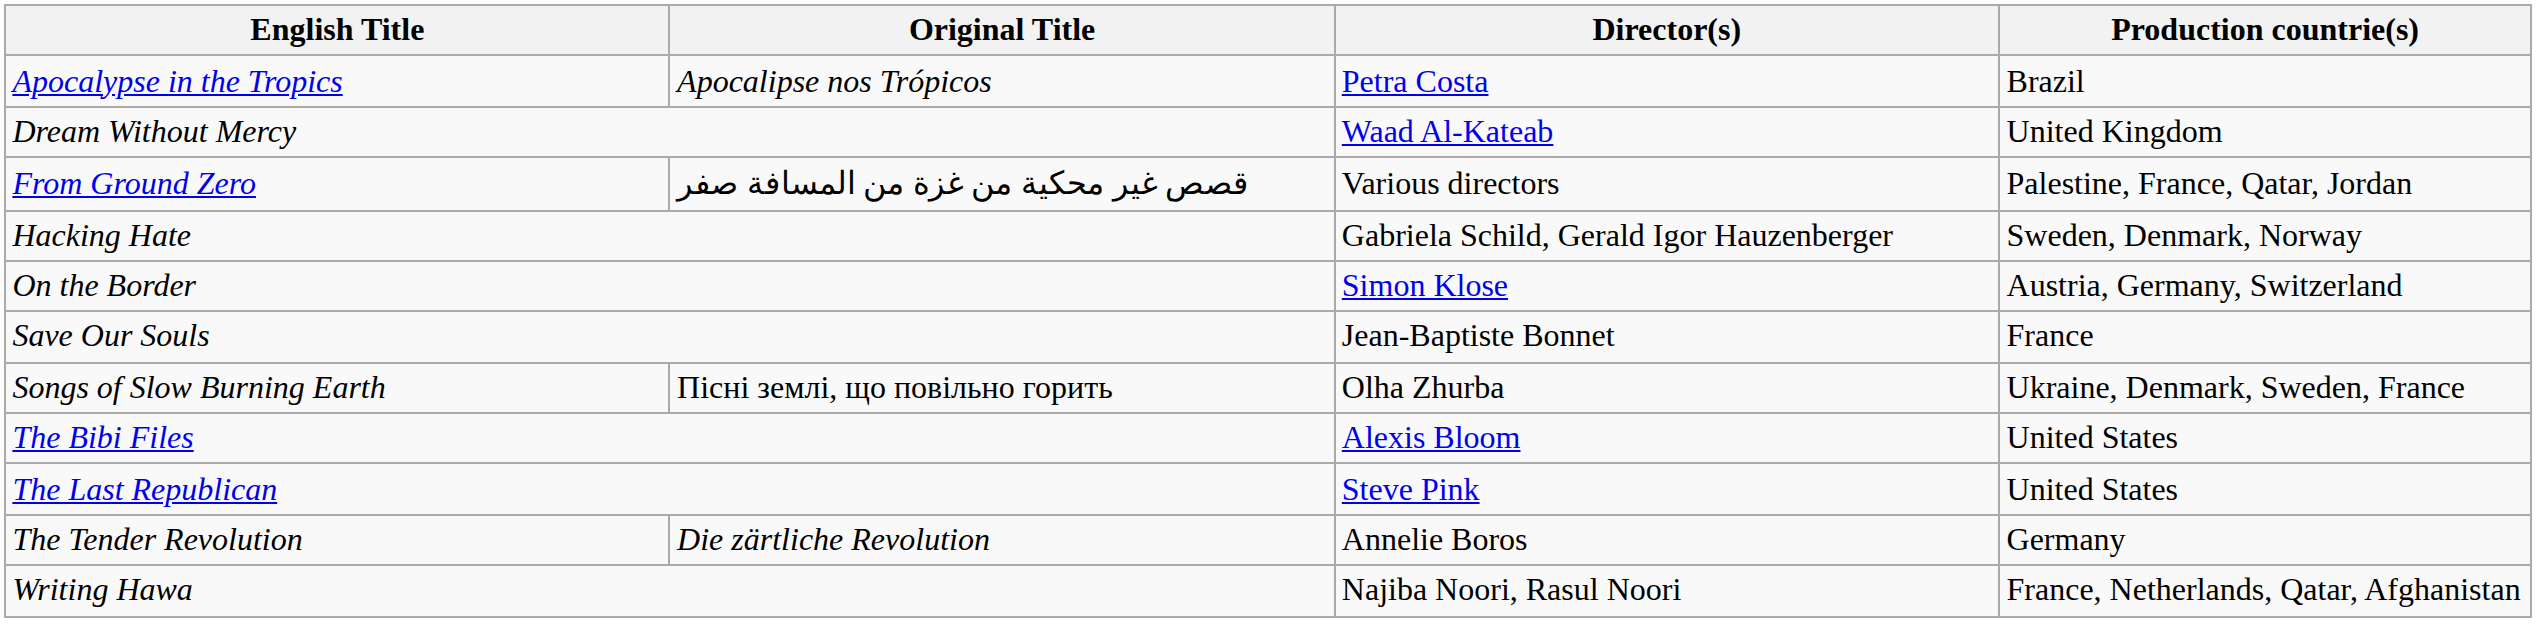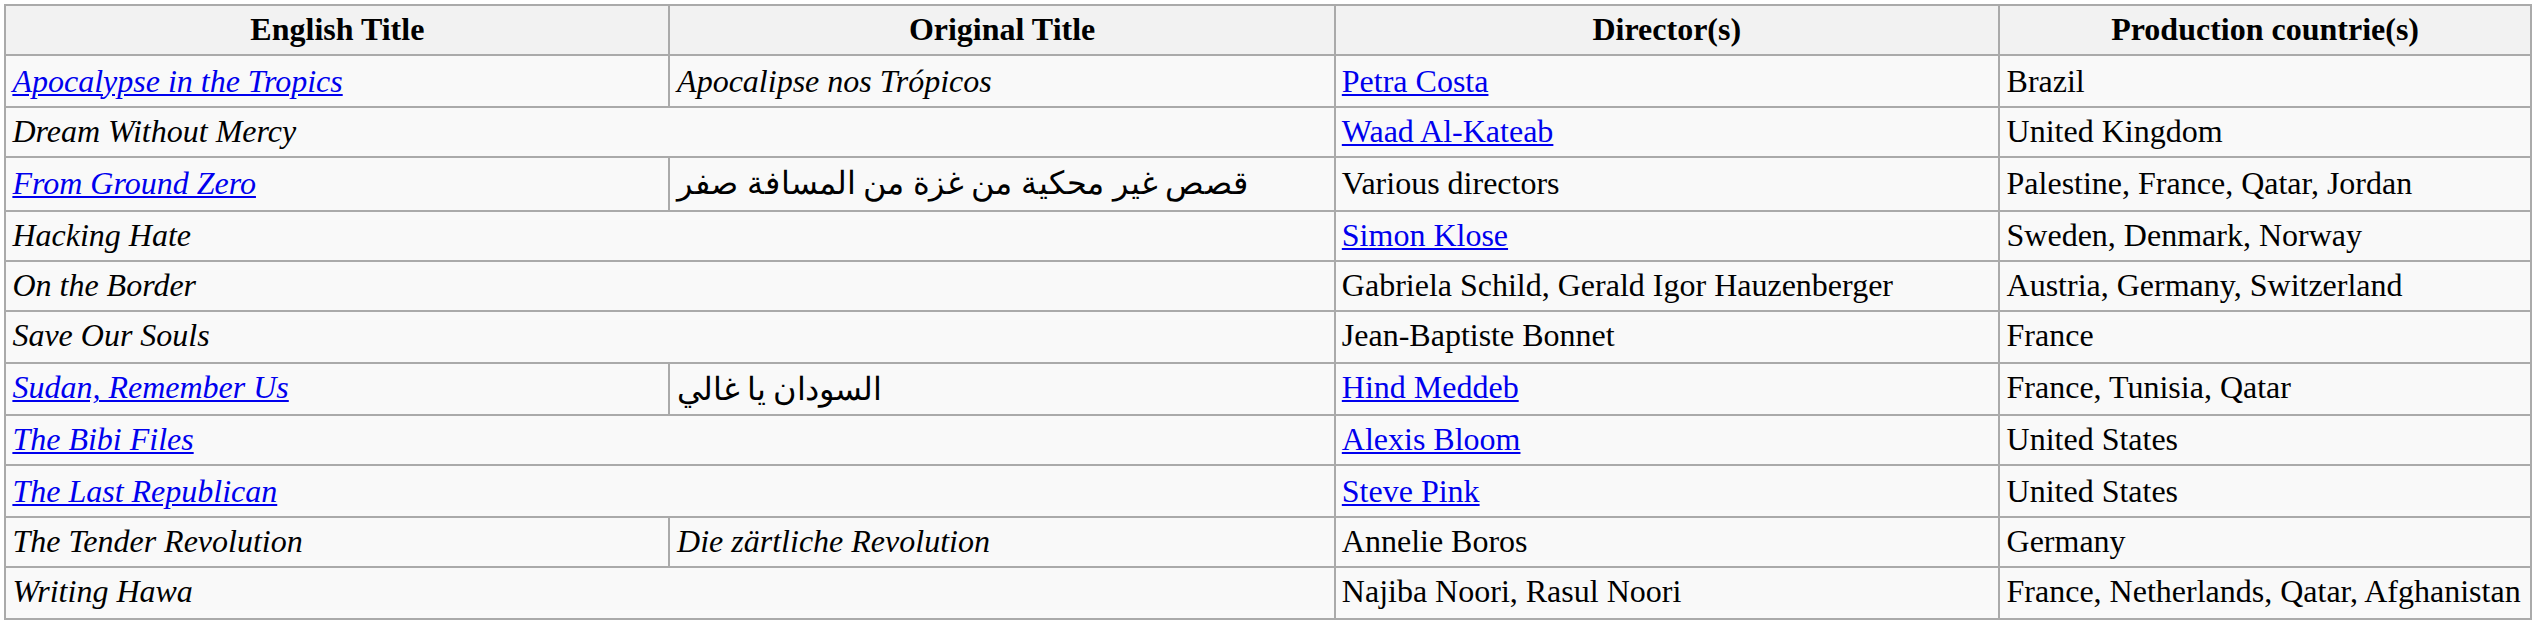(1617, 234) Gabriela Schild, Gerald Igor Hauzenberger -> (1425, 234) Simon Klose
(1425, 285) Simon Klose -> (1617, 285) Gabriela Schild, Gerald Igor Hauzenberger
- row: (199, 387)
+ row: (151, 388)
